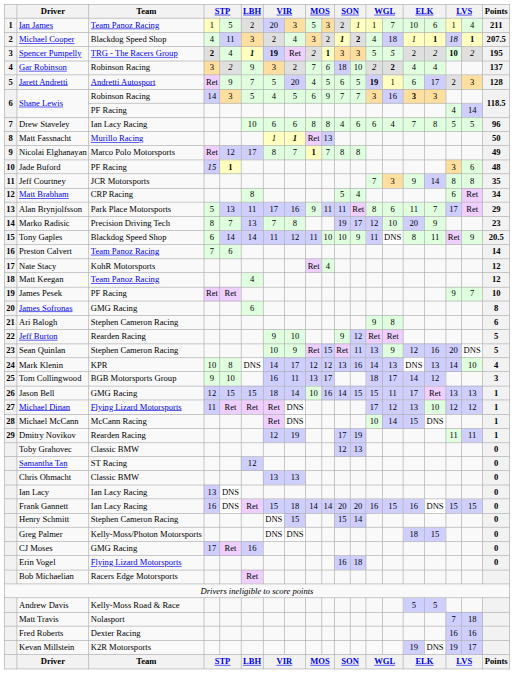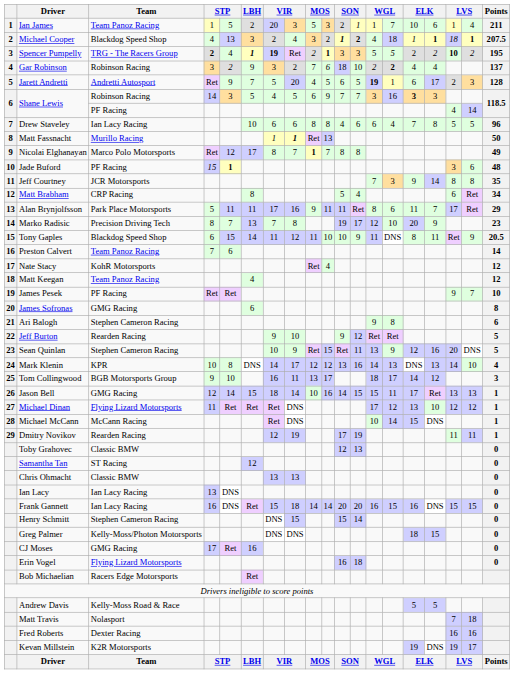(230, 39) 11 -> (230, 39) 13
(230, 209) 13 -> (230, 209) 11
(230, 237) 14 -> (230, 237) 15
(230, 392) 15 -> (230, 392) 14
